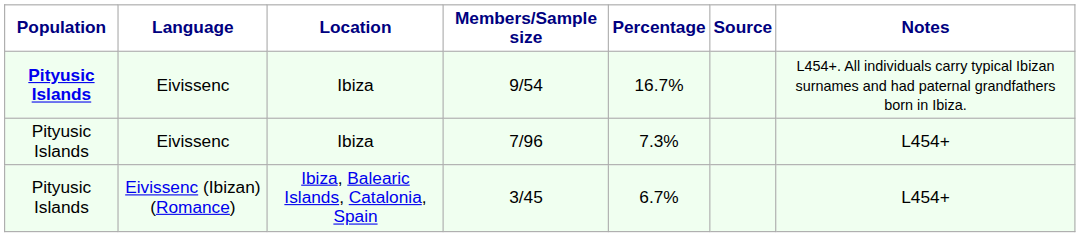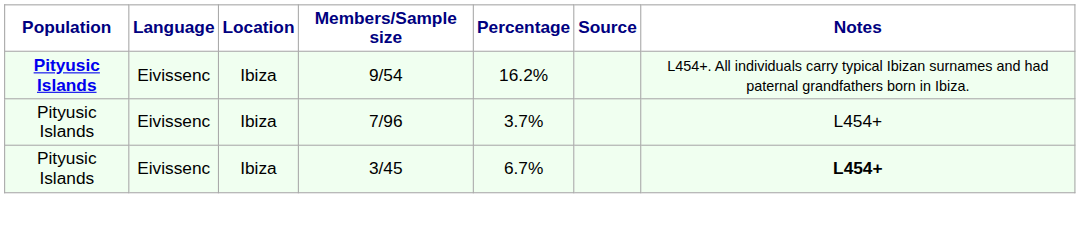(659, 84) 16.7% -> (524, 75) 16.2%
(659, 141) 7.3% -> (524, 121) 3.7%
(193, 197) Eivissenc (Ibizan) (Romance) -> (174, 168) Eivissenc
(355, 197) Ibiza, Balearic Islands, Catalonia, Spain -> (258, 168) Ibiza
(926, 197) normal -> (858, 168) bold
